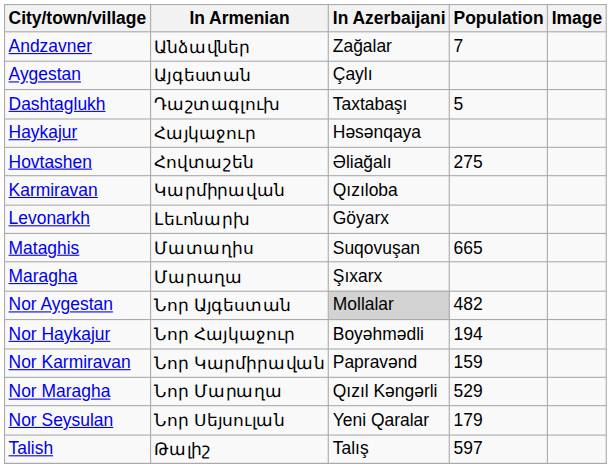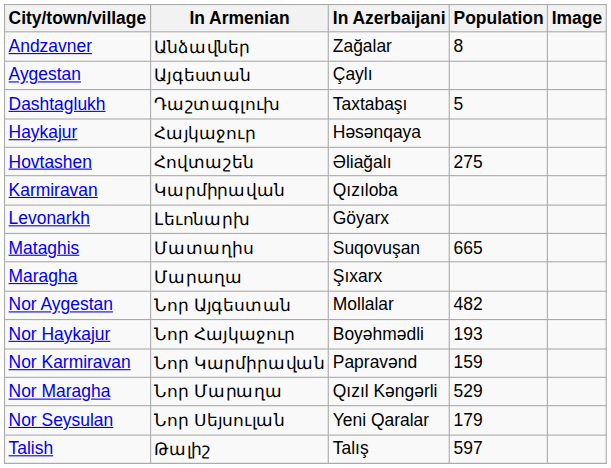(458, 46) 7 -> (458, 46) 8
(363, 305) lightgrey background -> (363, 305) no background
(468, 334) 194 -> (468, 334) 193
